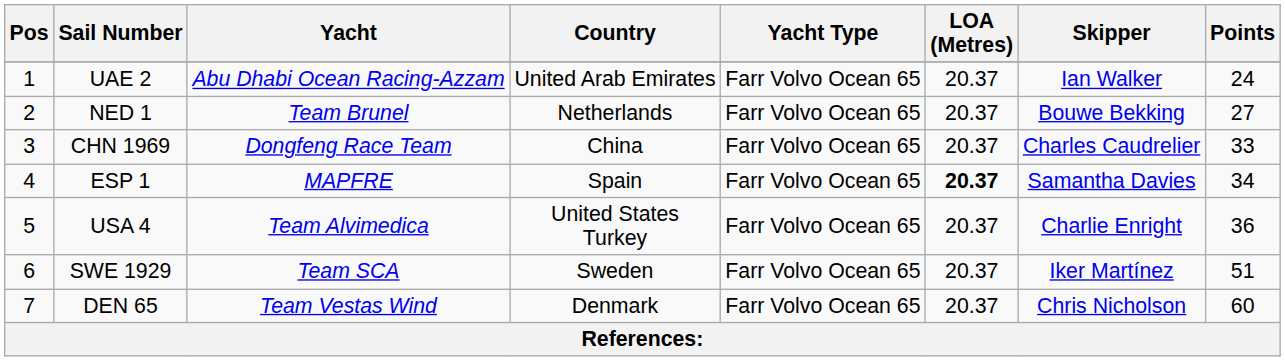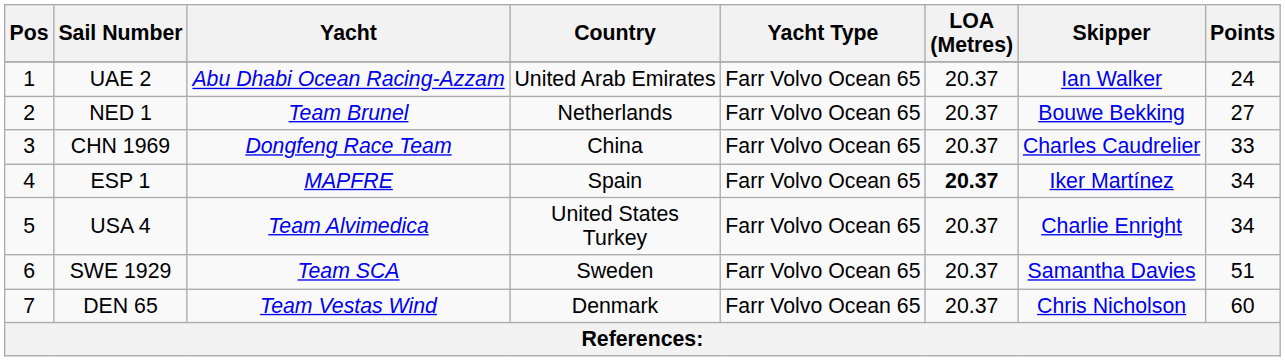(1112, 180) Samantha Davies -> (1112, 180) Iker Martínez
(1243, 226) 36 -> (1243, 226) 34
(1112, 271) Iker Martínez -> (1112, 271) Samantha Davies
